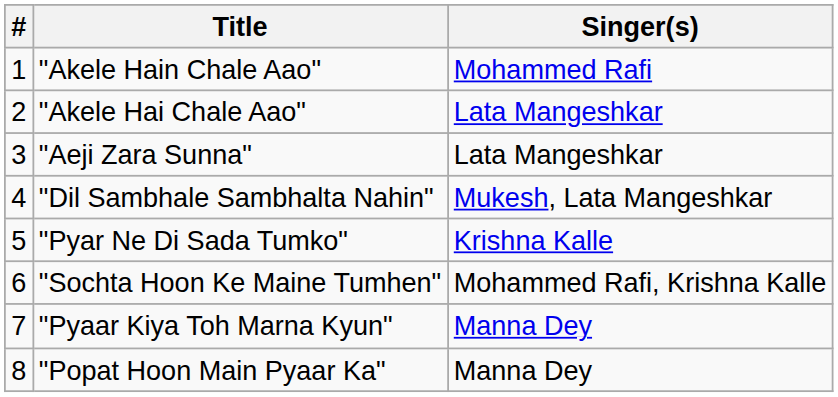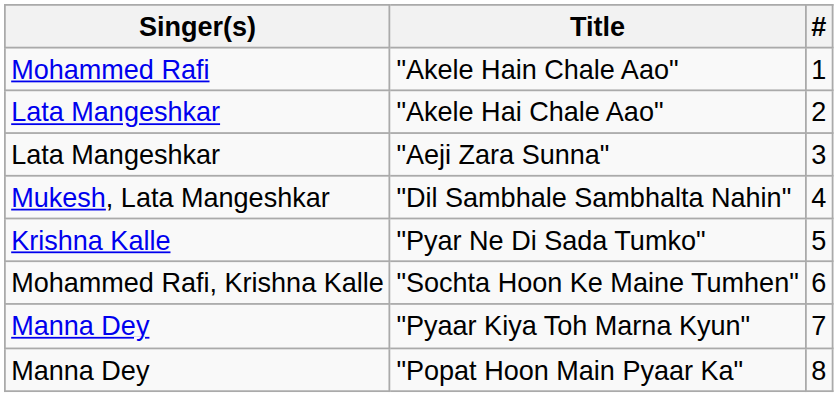columns swapped: (19, 26) <-> (640, 26)
